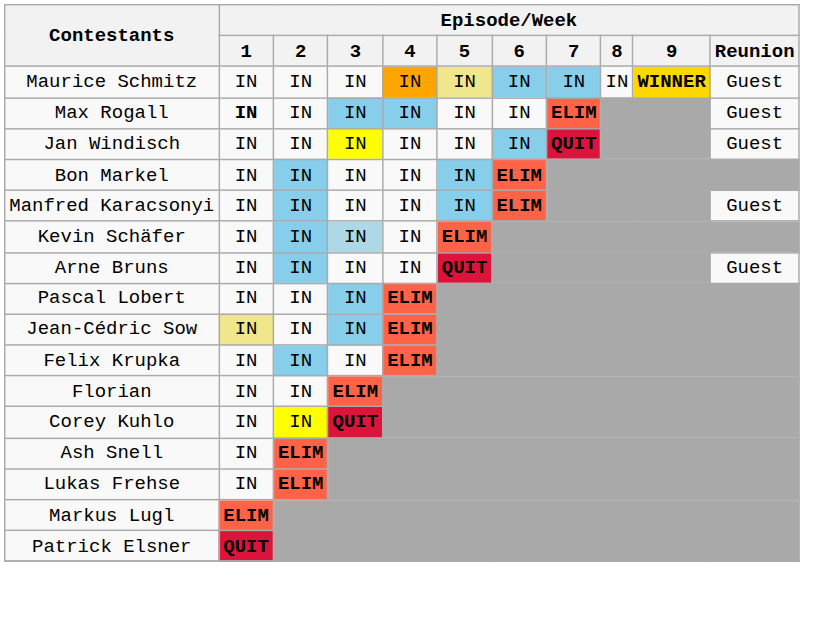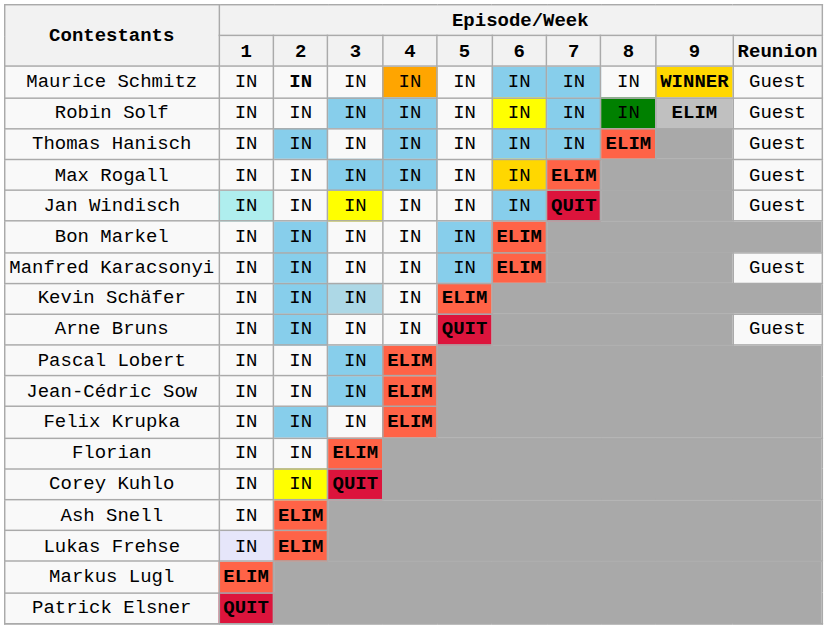(301, 82) normal -> (301, 82) bold
(465, 82) khaki background -> (465, 82) no background
+ row: (112, 113)
+ row: (112, 144)
(246, 113) bold -> (246, 175) normal
(519, 113) no background -> (519, 175) gold background
(246, 144) no background -> (246, 206) paleturquoise background
(246, 330) khaki background -> (246, 391) no background
(246, 484) no background -> (246, 546) lavender background
